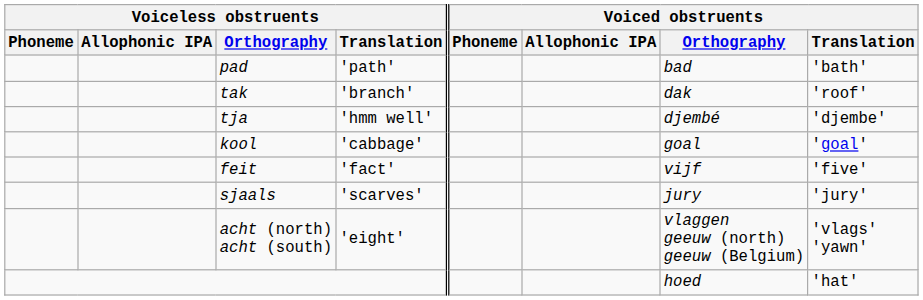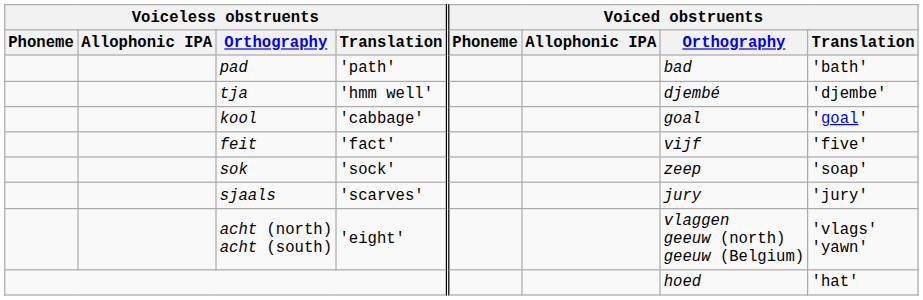- row: (234, 94)
+ row: (234, 170)
